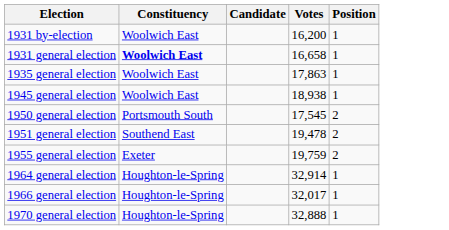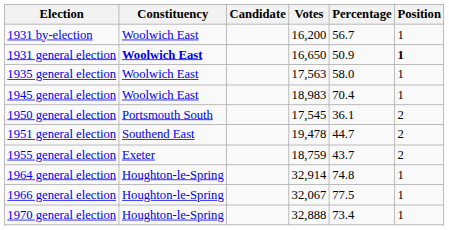+ column: (362, 14)
(309, 54) 16,658 -> (309, 54) 16,650
(335, 54) normal -> (401, 54) bold
(309, 74) 17,863 -> (309, 74) 17,563
(309, 94) 18,938 -> (309, 94) 18,983
(309, 154) 19,759 -> (309, 154) 18,759
(309, 194) 32,017 -> (309, 194) 32,067
